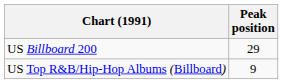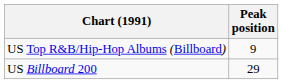rows swapped: (52, 48) <-> (117, 68)
